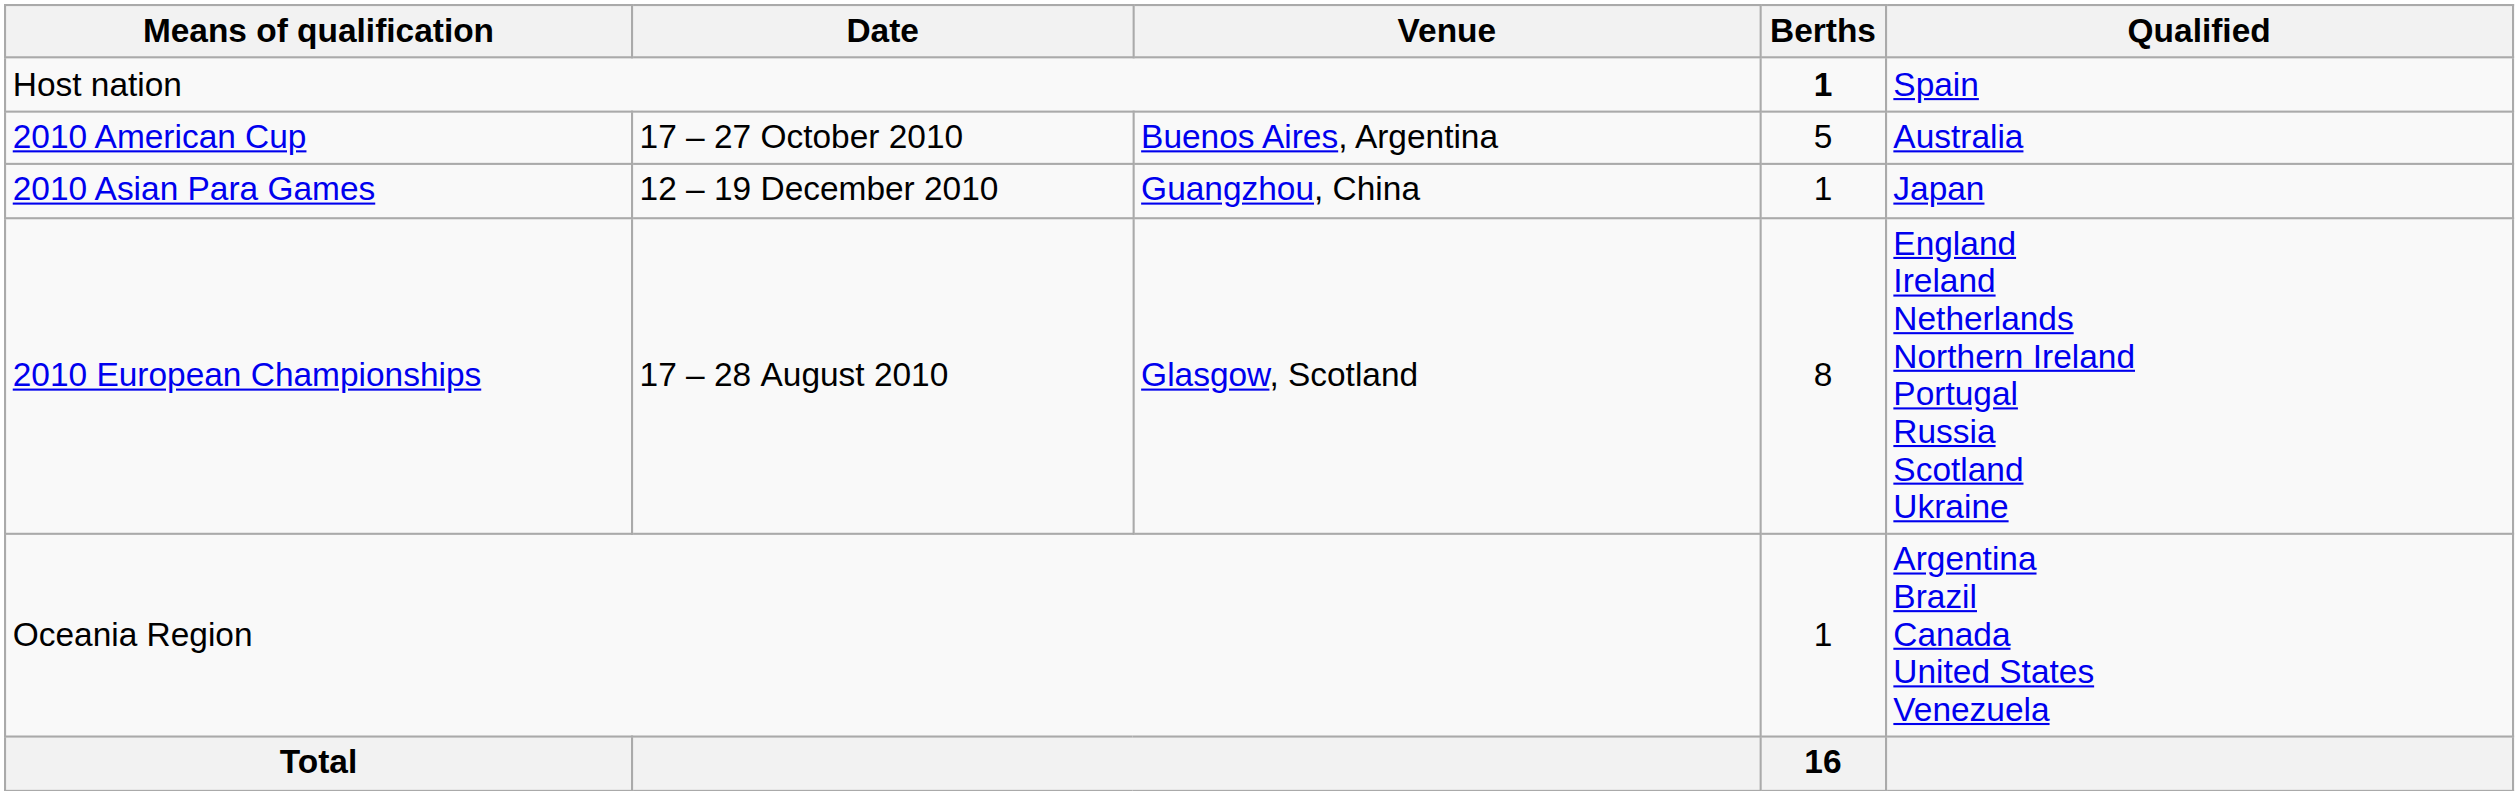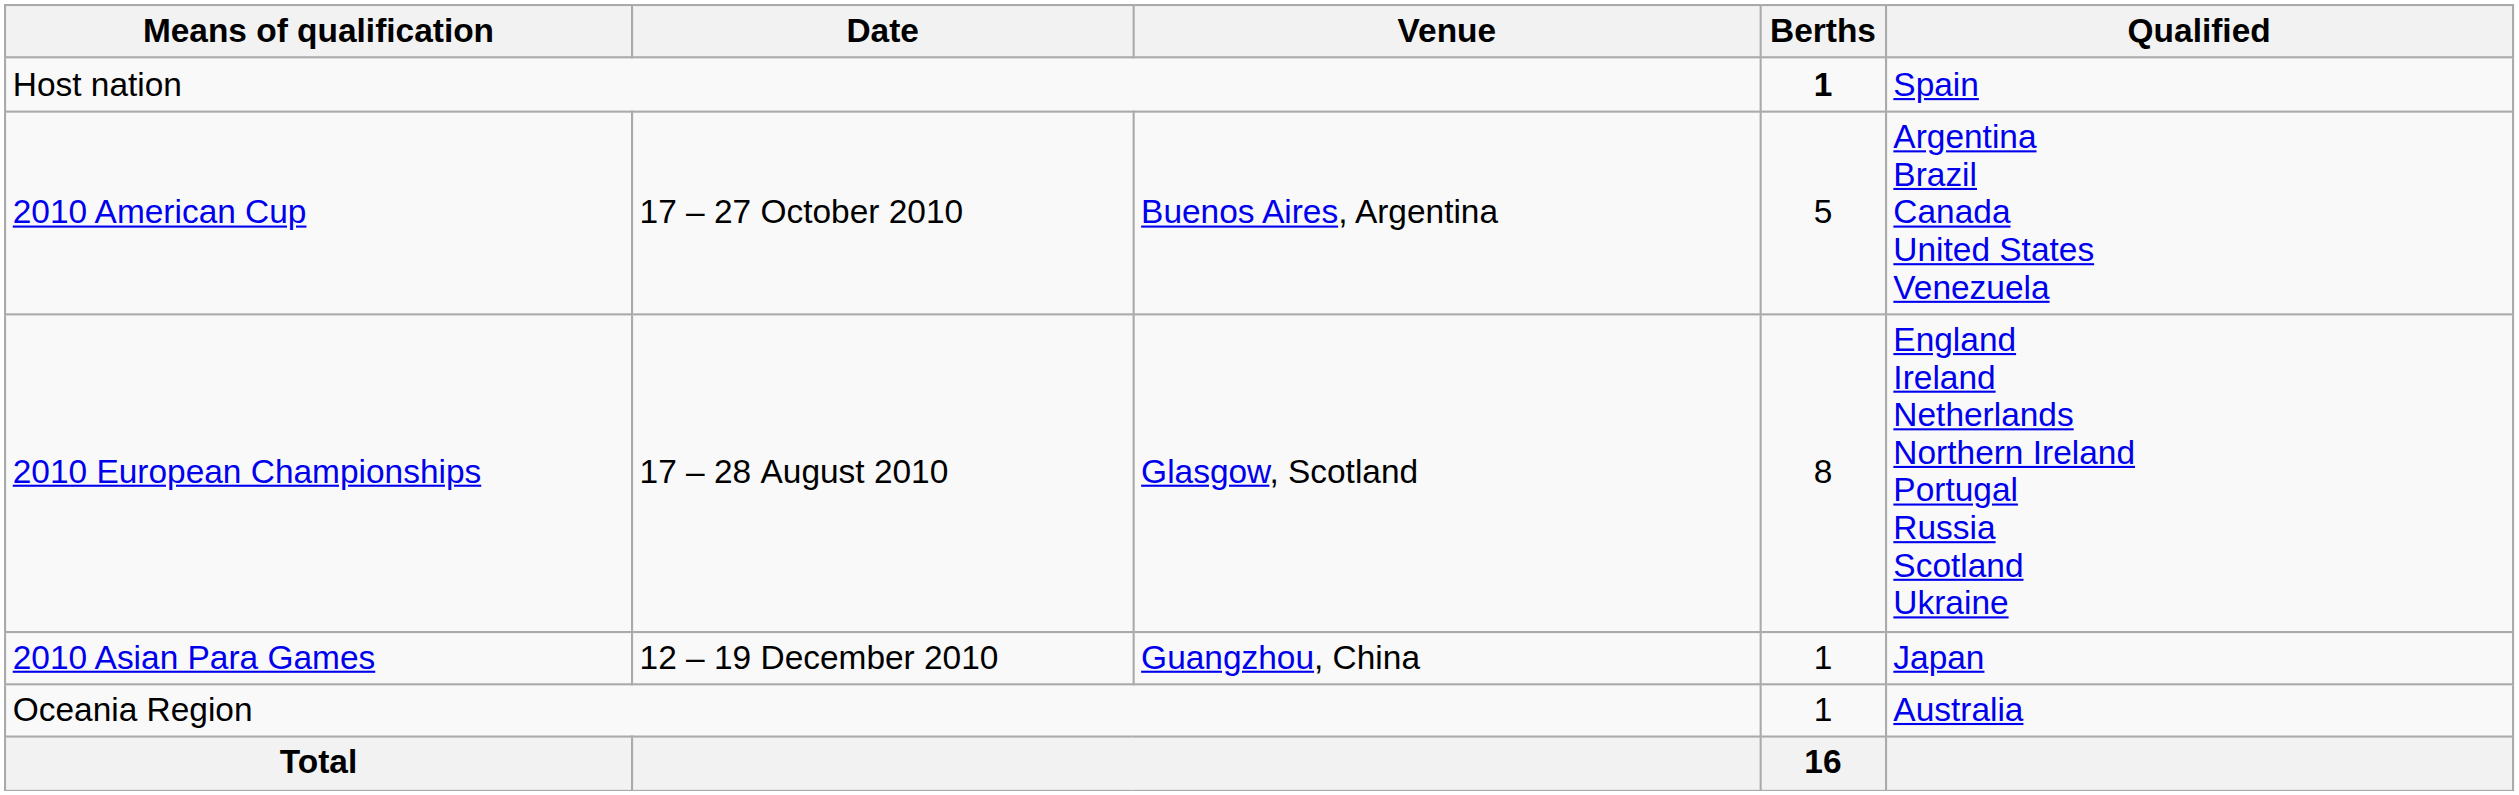(1958, 137) Australia -> (1994, 212) Argentina Brazil Canada United States Venezuela
rows swapped: (194, 190) <-> (247, 374)
(1994, 634) Argentina Brazil Canada United States Venezuela -> (1958, 710) Australia
